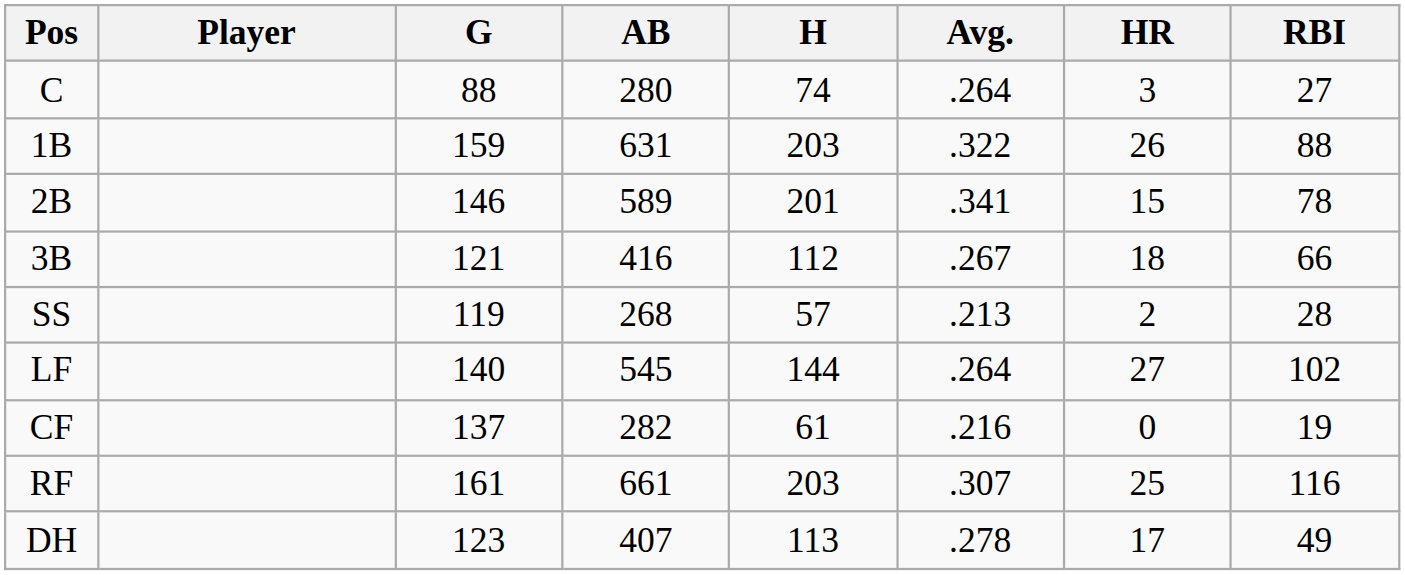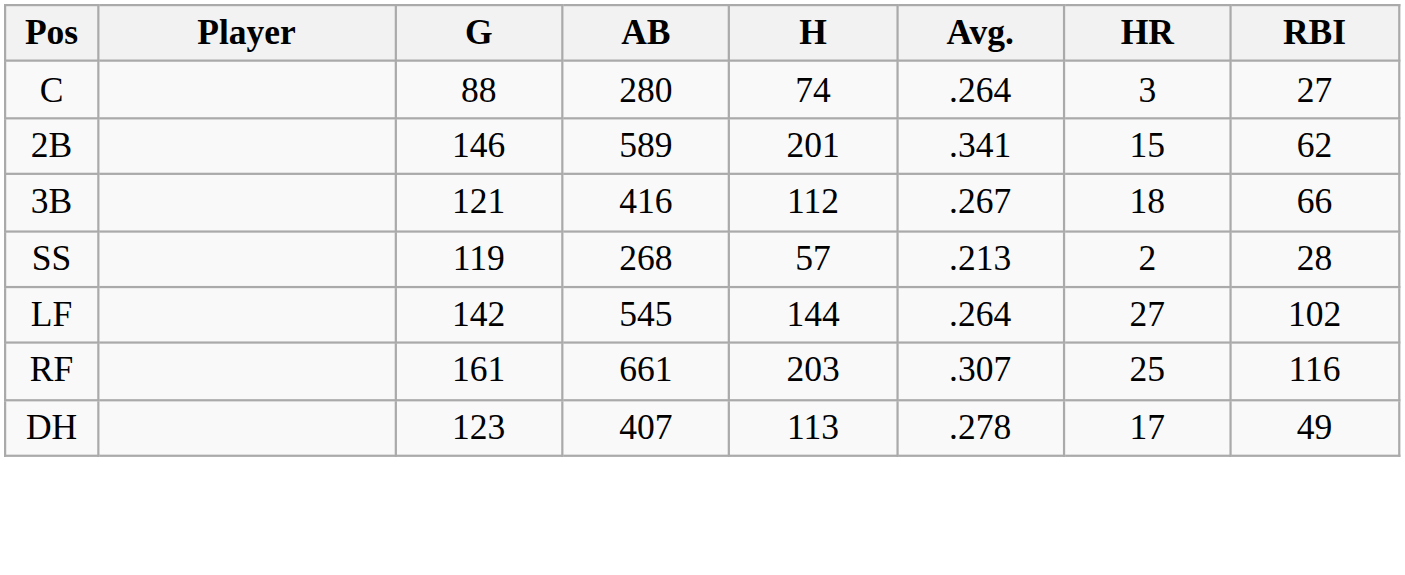- row: (52, 145)
(1315, 201) 78 -> (1315, 145) 62
(479, 370) 140 -> (479, 314) 142
- row: (52, 426)
